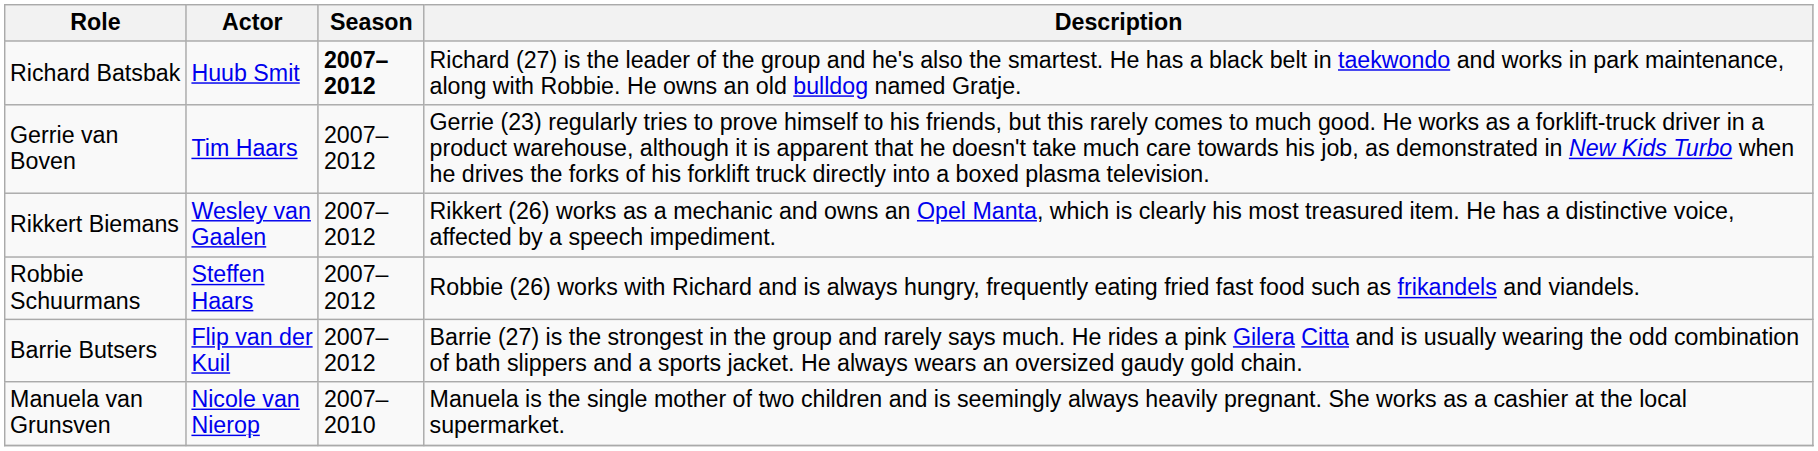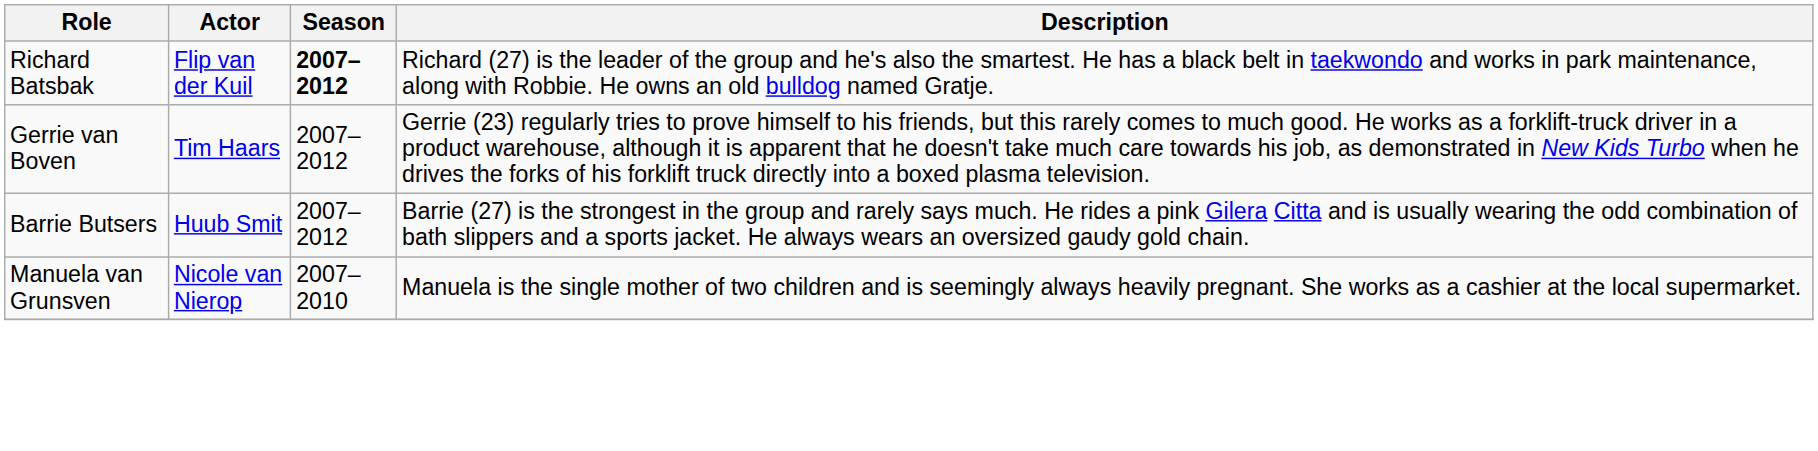(246, 72) Huub Smit -> (214, 72) Flip van der Kuil
- row: (95, 224)
- row: (75, 287)
(252, 350) Flip van der Kuil -> (228, 224) Huub Smit
